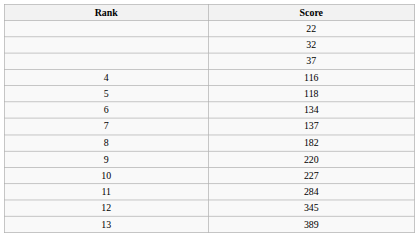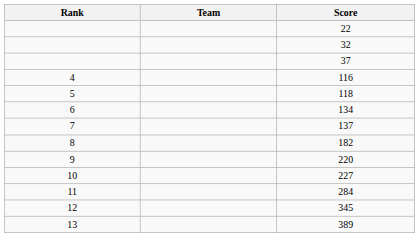+ column: (209, 12)
